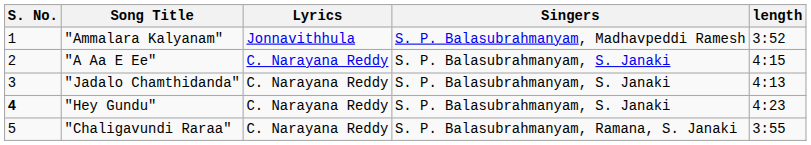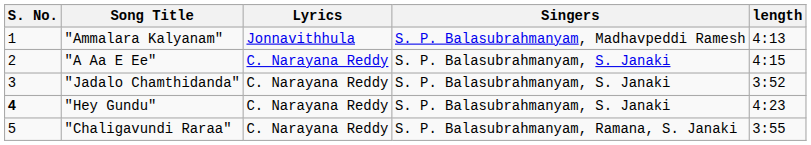(769, 39) 3:52 -> (769, 39) 4:13
(769, 84) 4:13 -> (769, 84) 3:52
